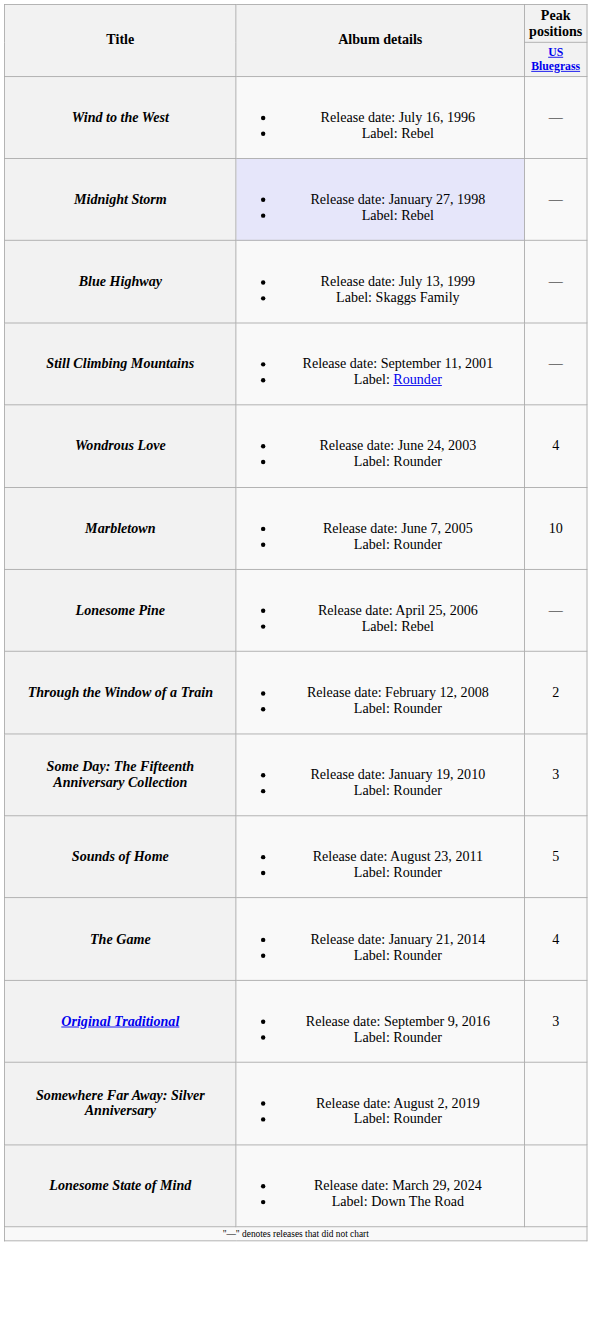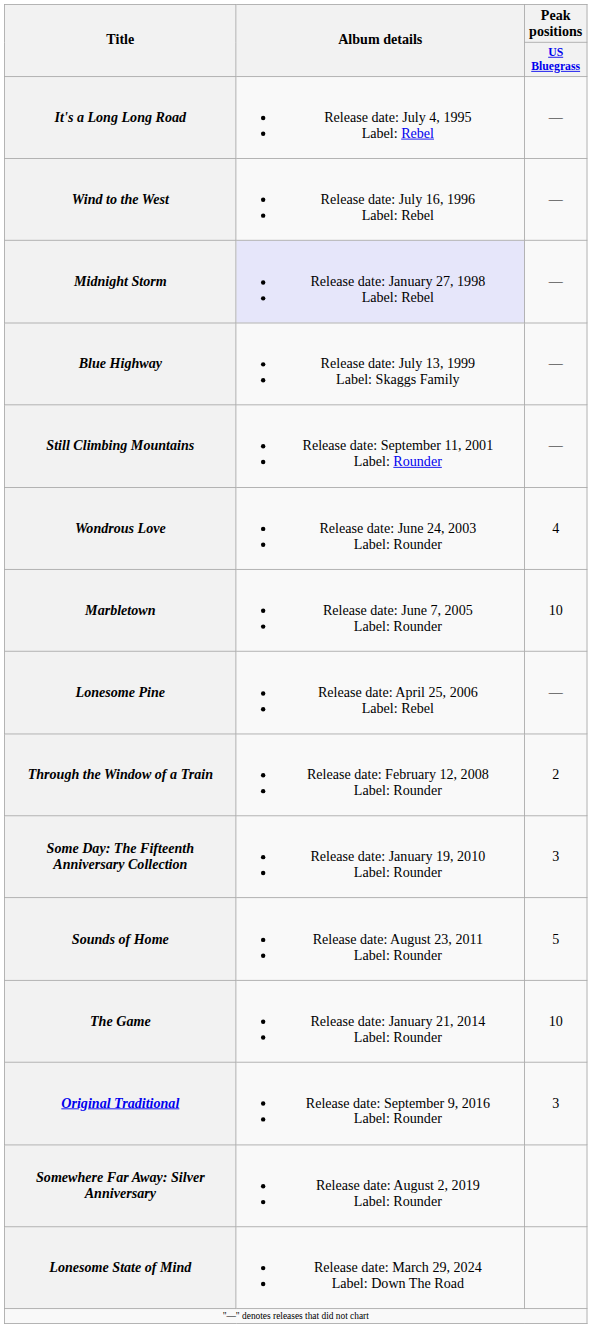+ row: (120, 117)
(556, 939) 4 -> (556, 1021) 10
